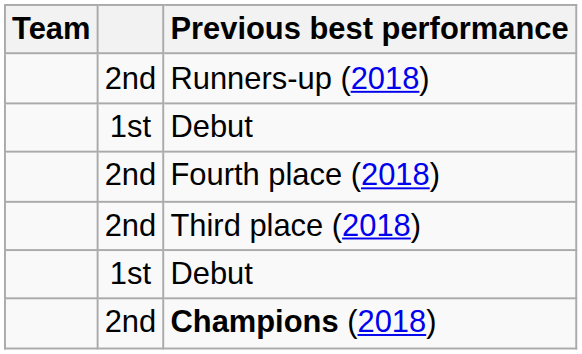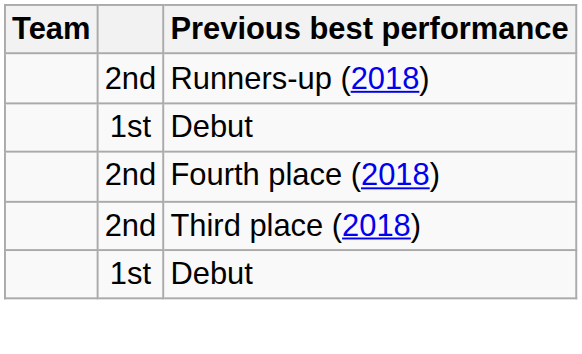- row: (130, 322)
